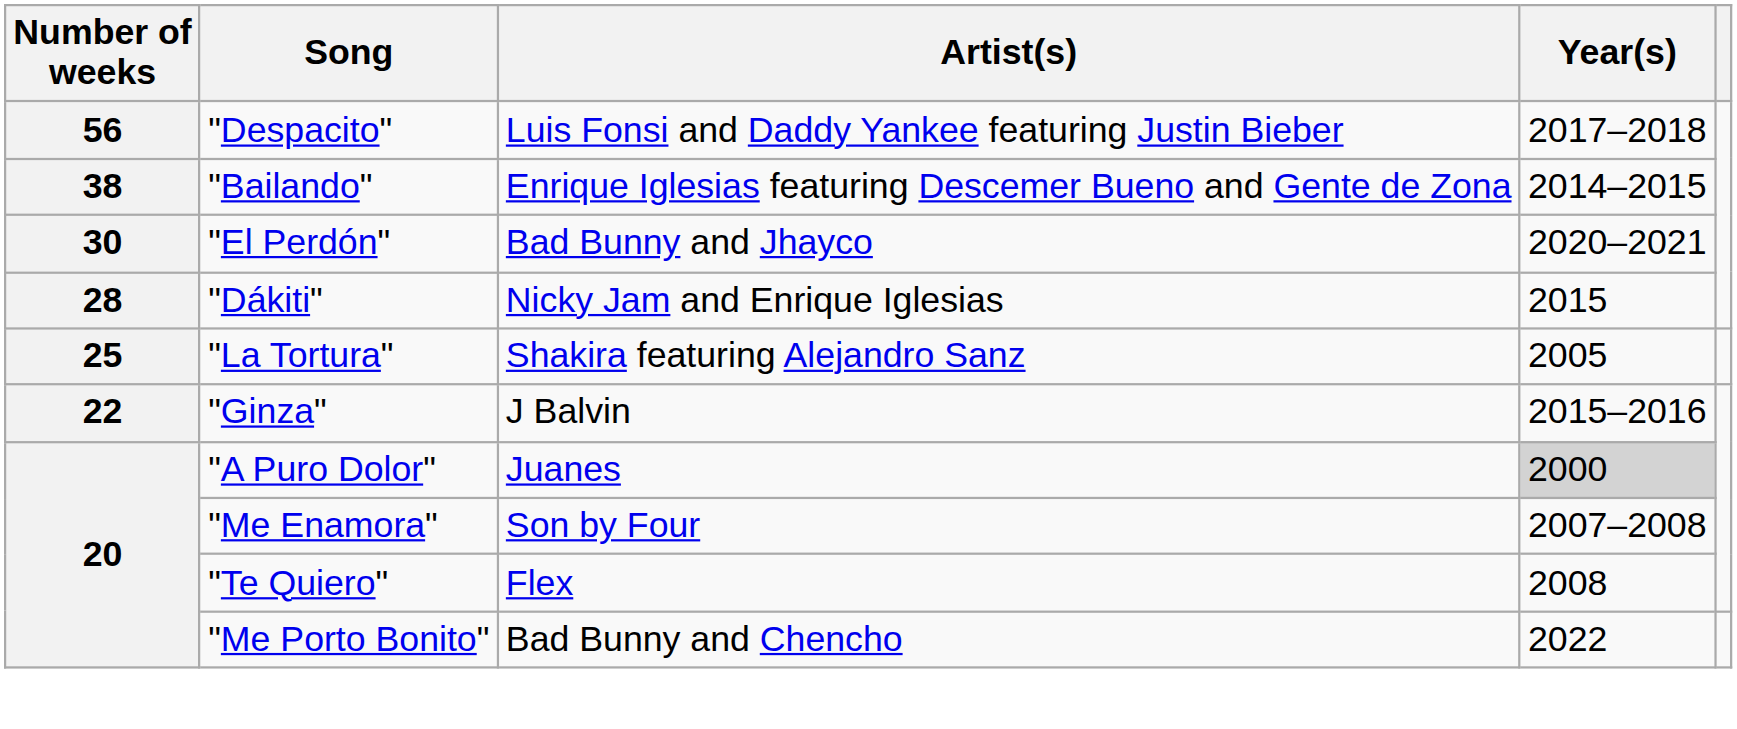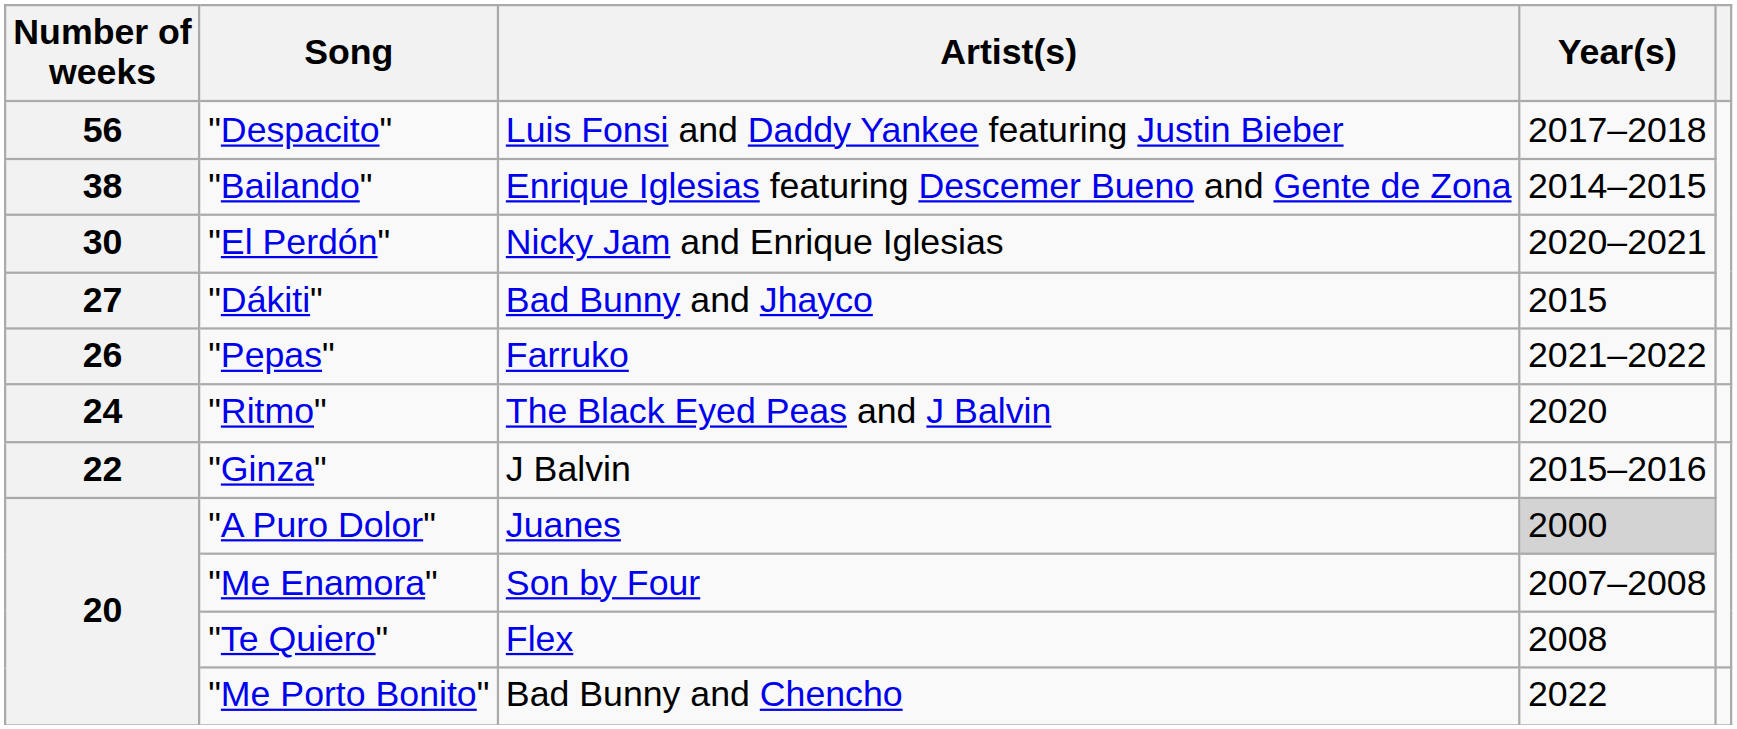(689, 242) Bad Bunny and Jhayco -> (755, 242) Nicky Jam and Enrique Iglesias
(103, 299) 28 -> (103, 299) 27
(755, 299) Nicky Jam and Enrique Iglesias -> (689, 299) Bad Bunny and Jhayco
+ row: (271, 355)
- row: (301, 355)
+ row: (267, 412)
